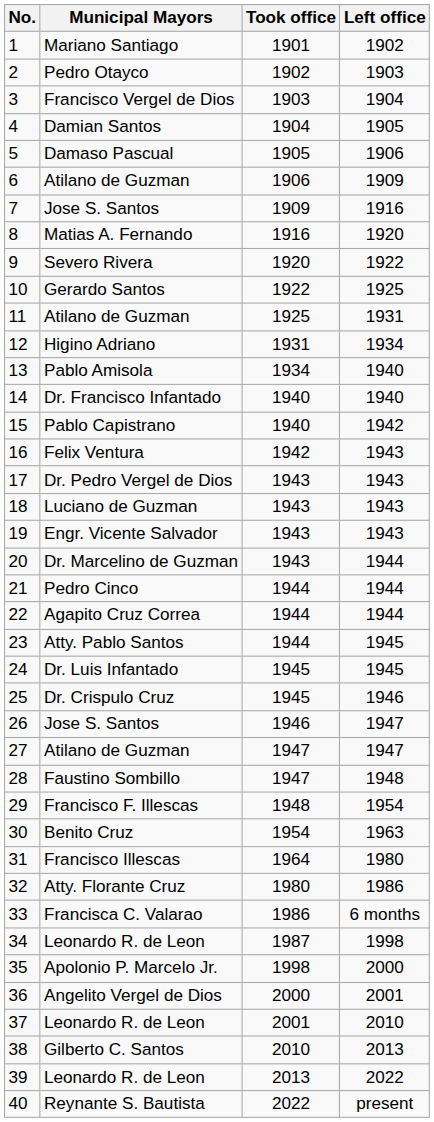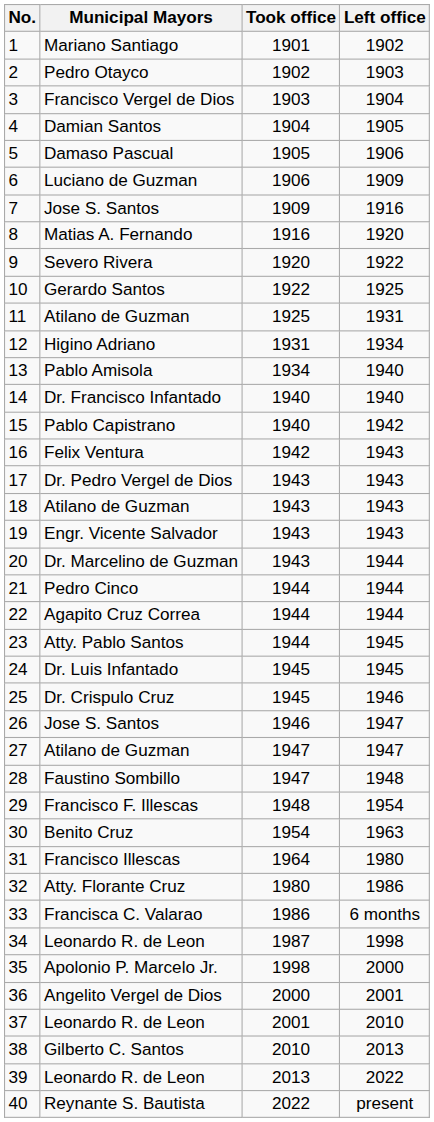(117, 180) Atilano de Guzman -> (121, 180) Luciano de Guzman
(121, 506) Luciano de Guzman -> (117, 506) Atilano de Guzman
